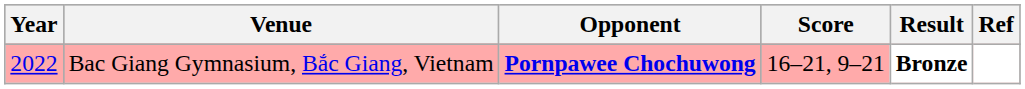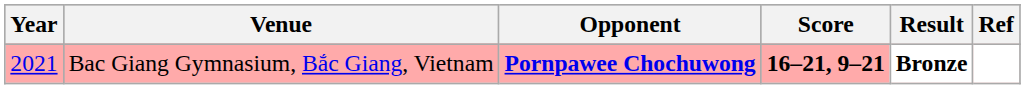(34, 63) 2022 -> (34, 63) 2021
(826, 63) normal -> (826, 63) bold
